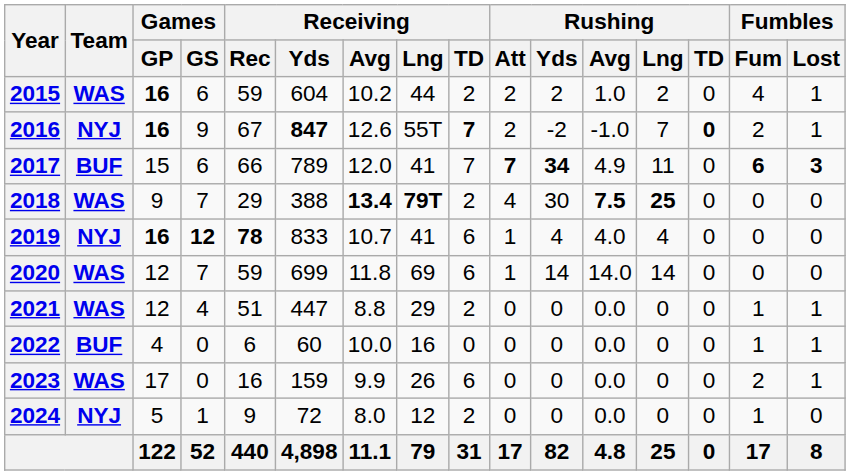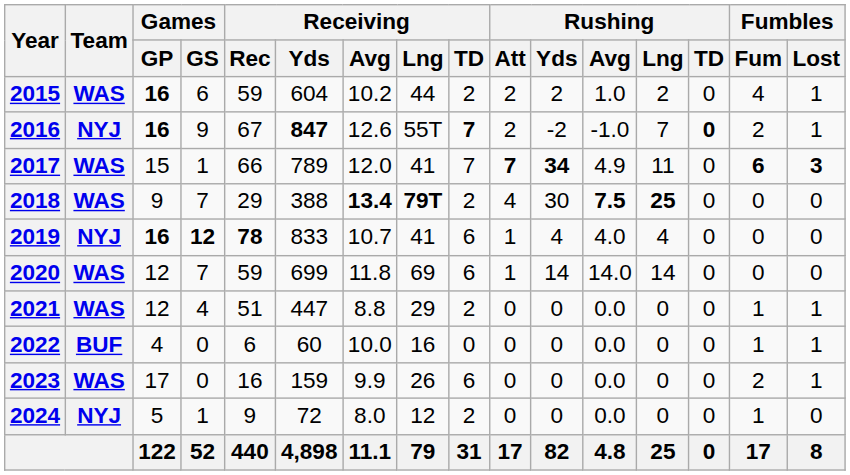(99, 165) BUF -> (99, 165) WAS
(203, 165) 6 -> (203, 165) 1
